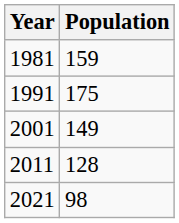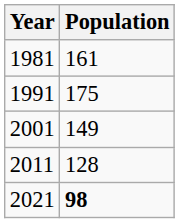(82, 57) 159 -> (82, 57) 161
(76, 199) normal -> (76, 199) bold
